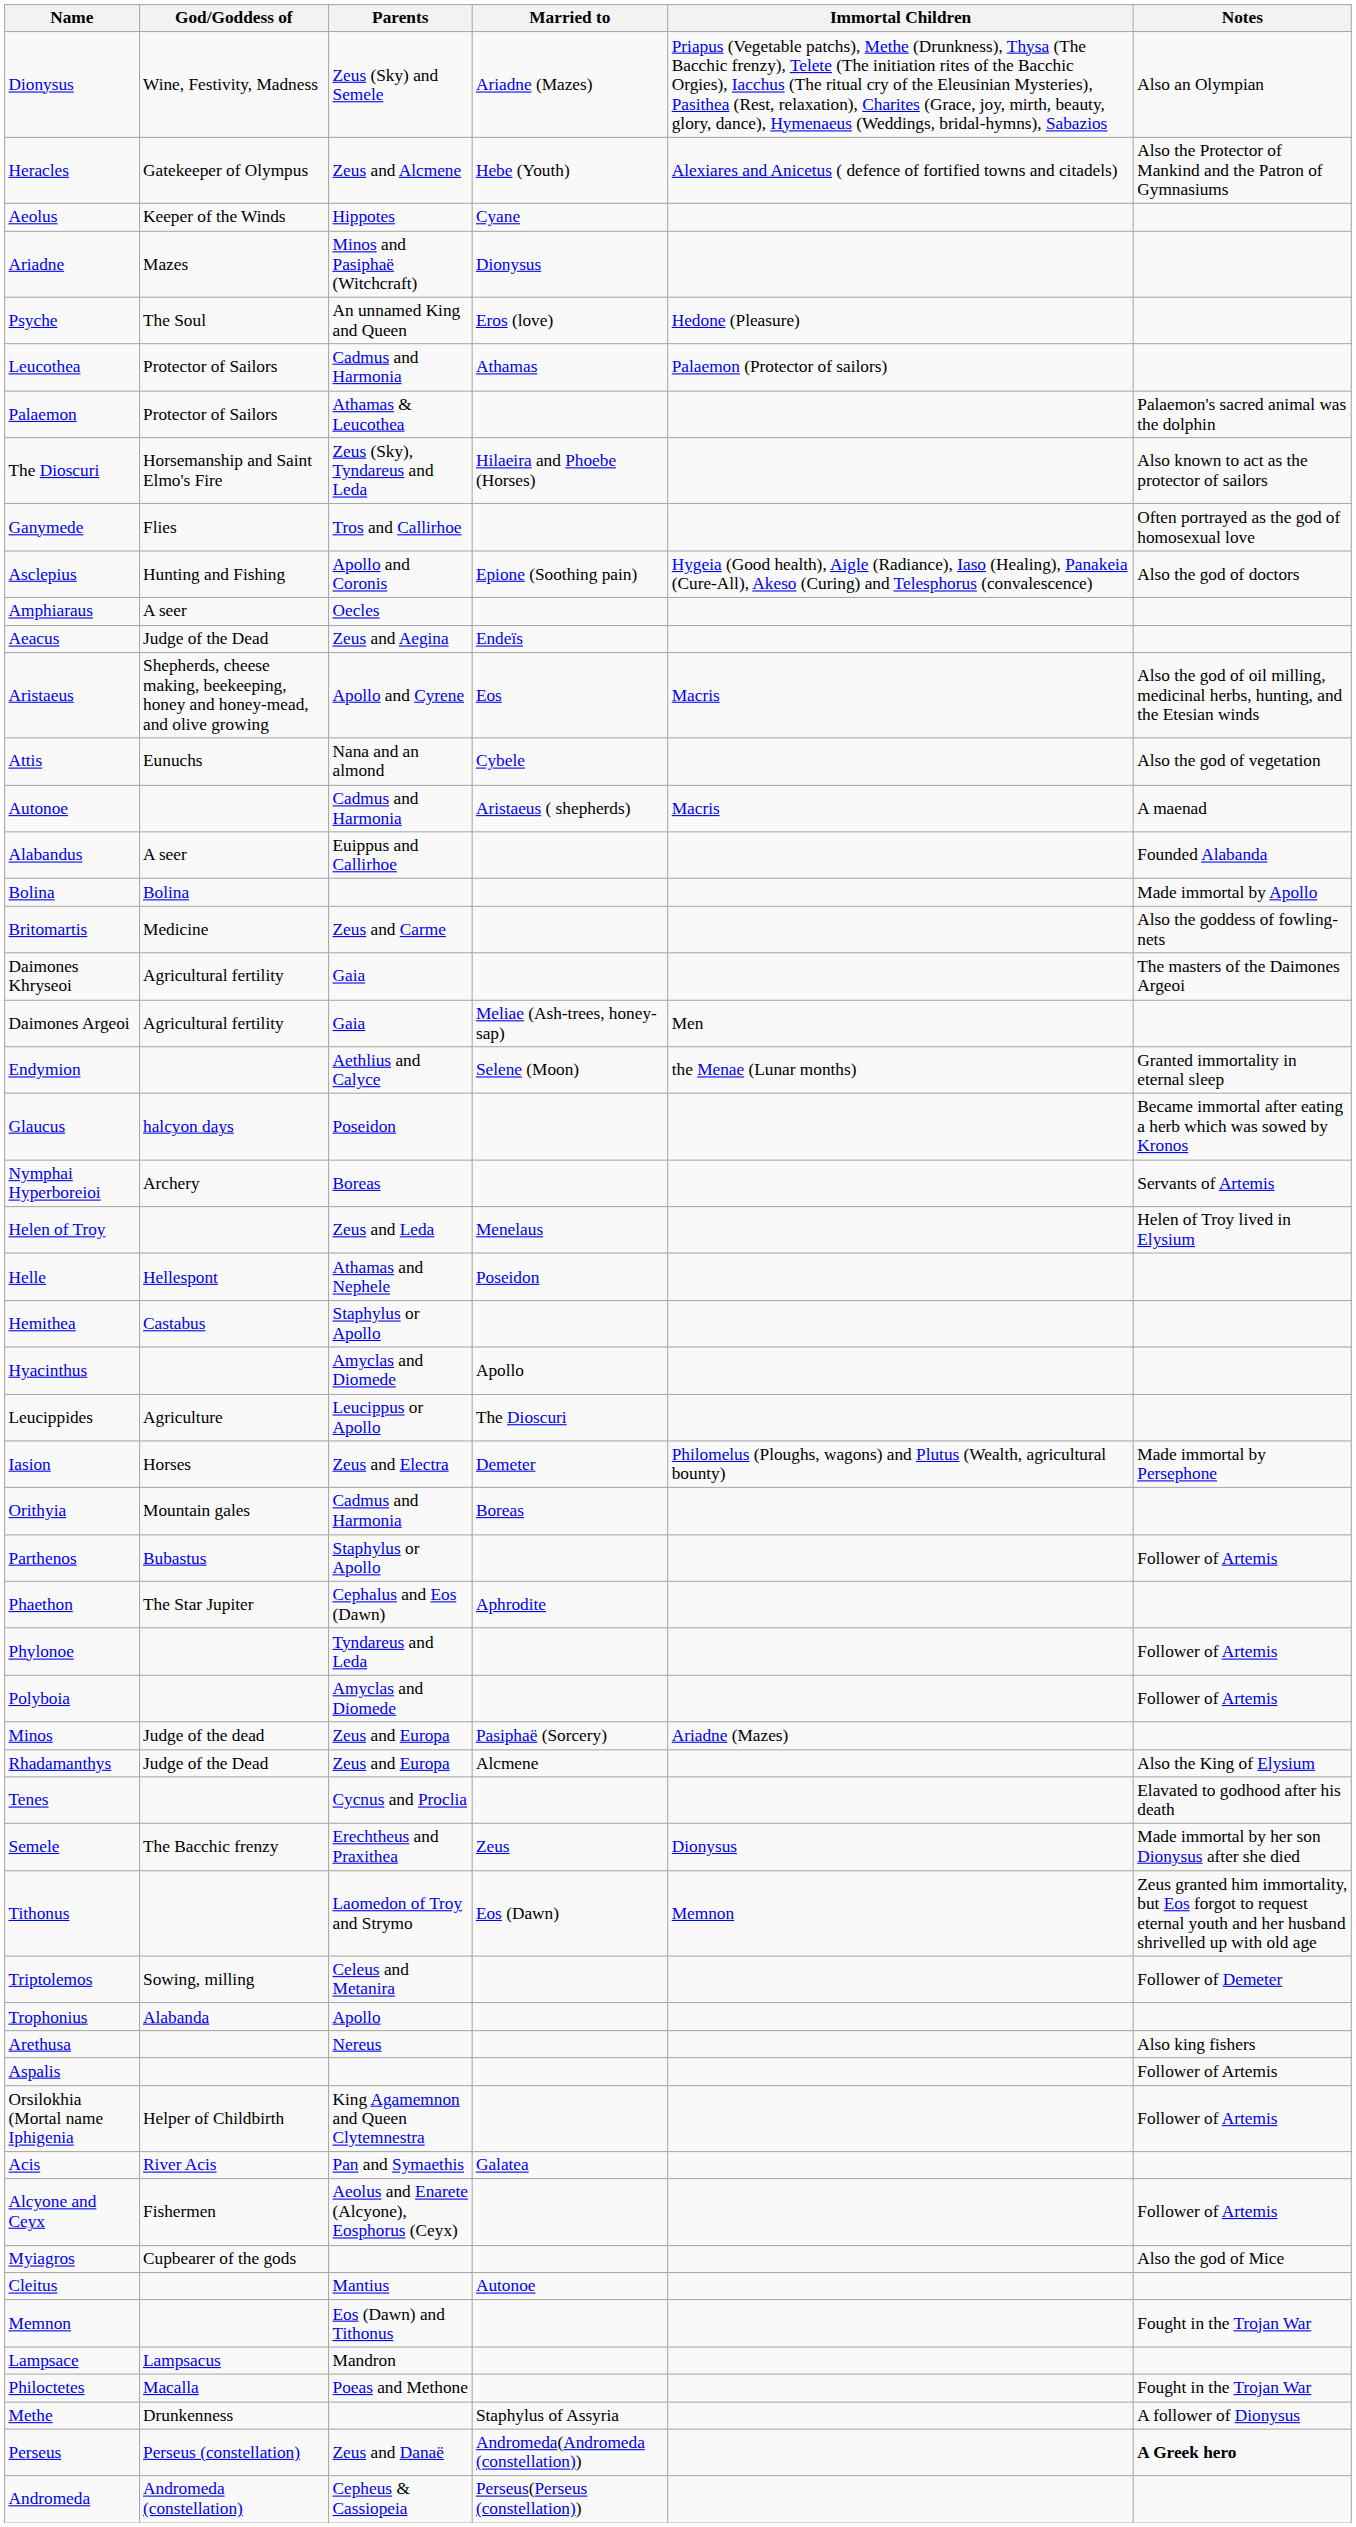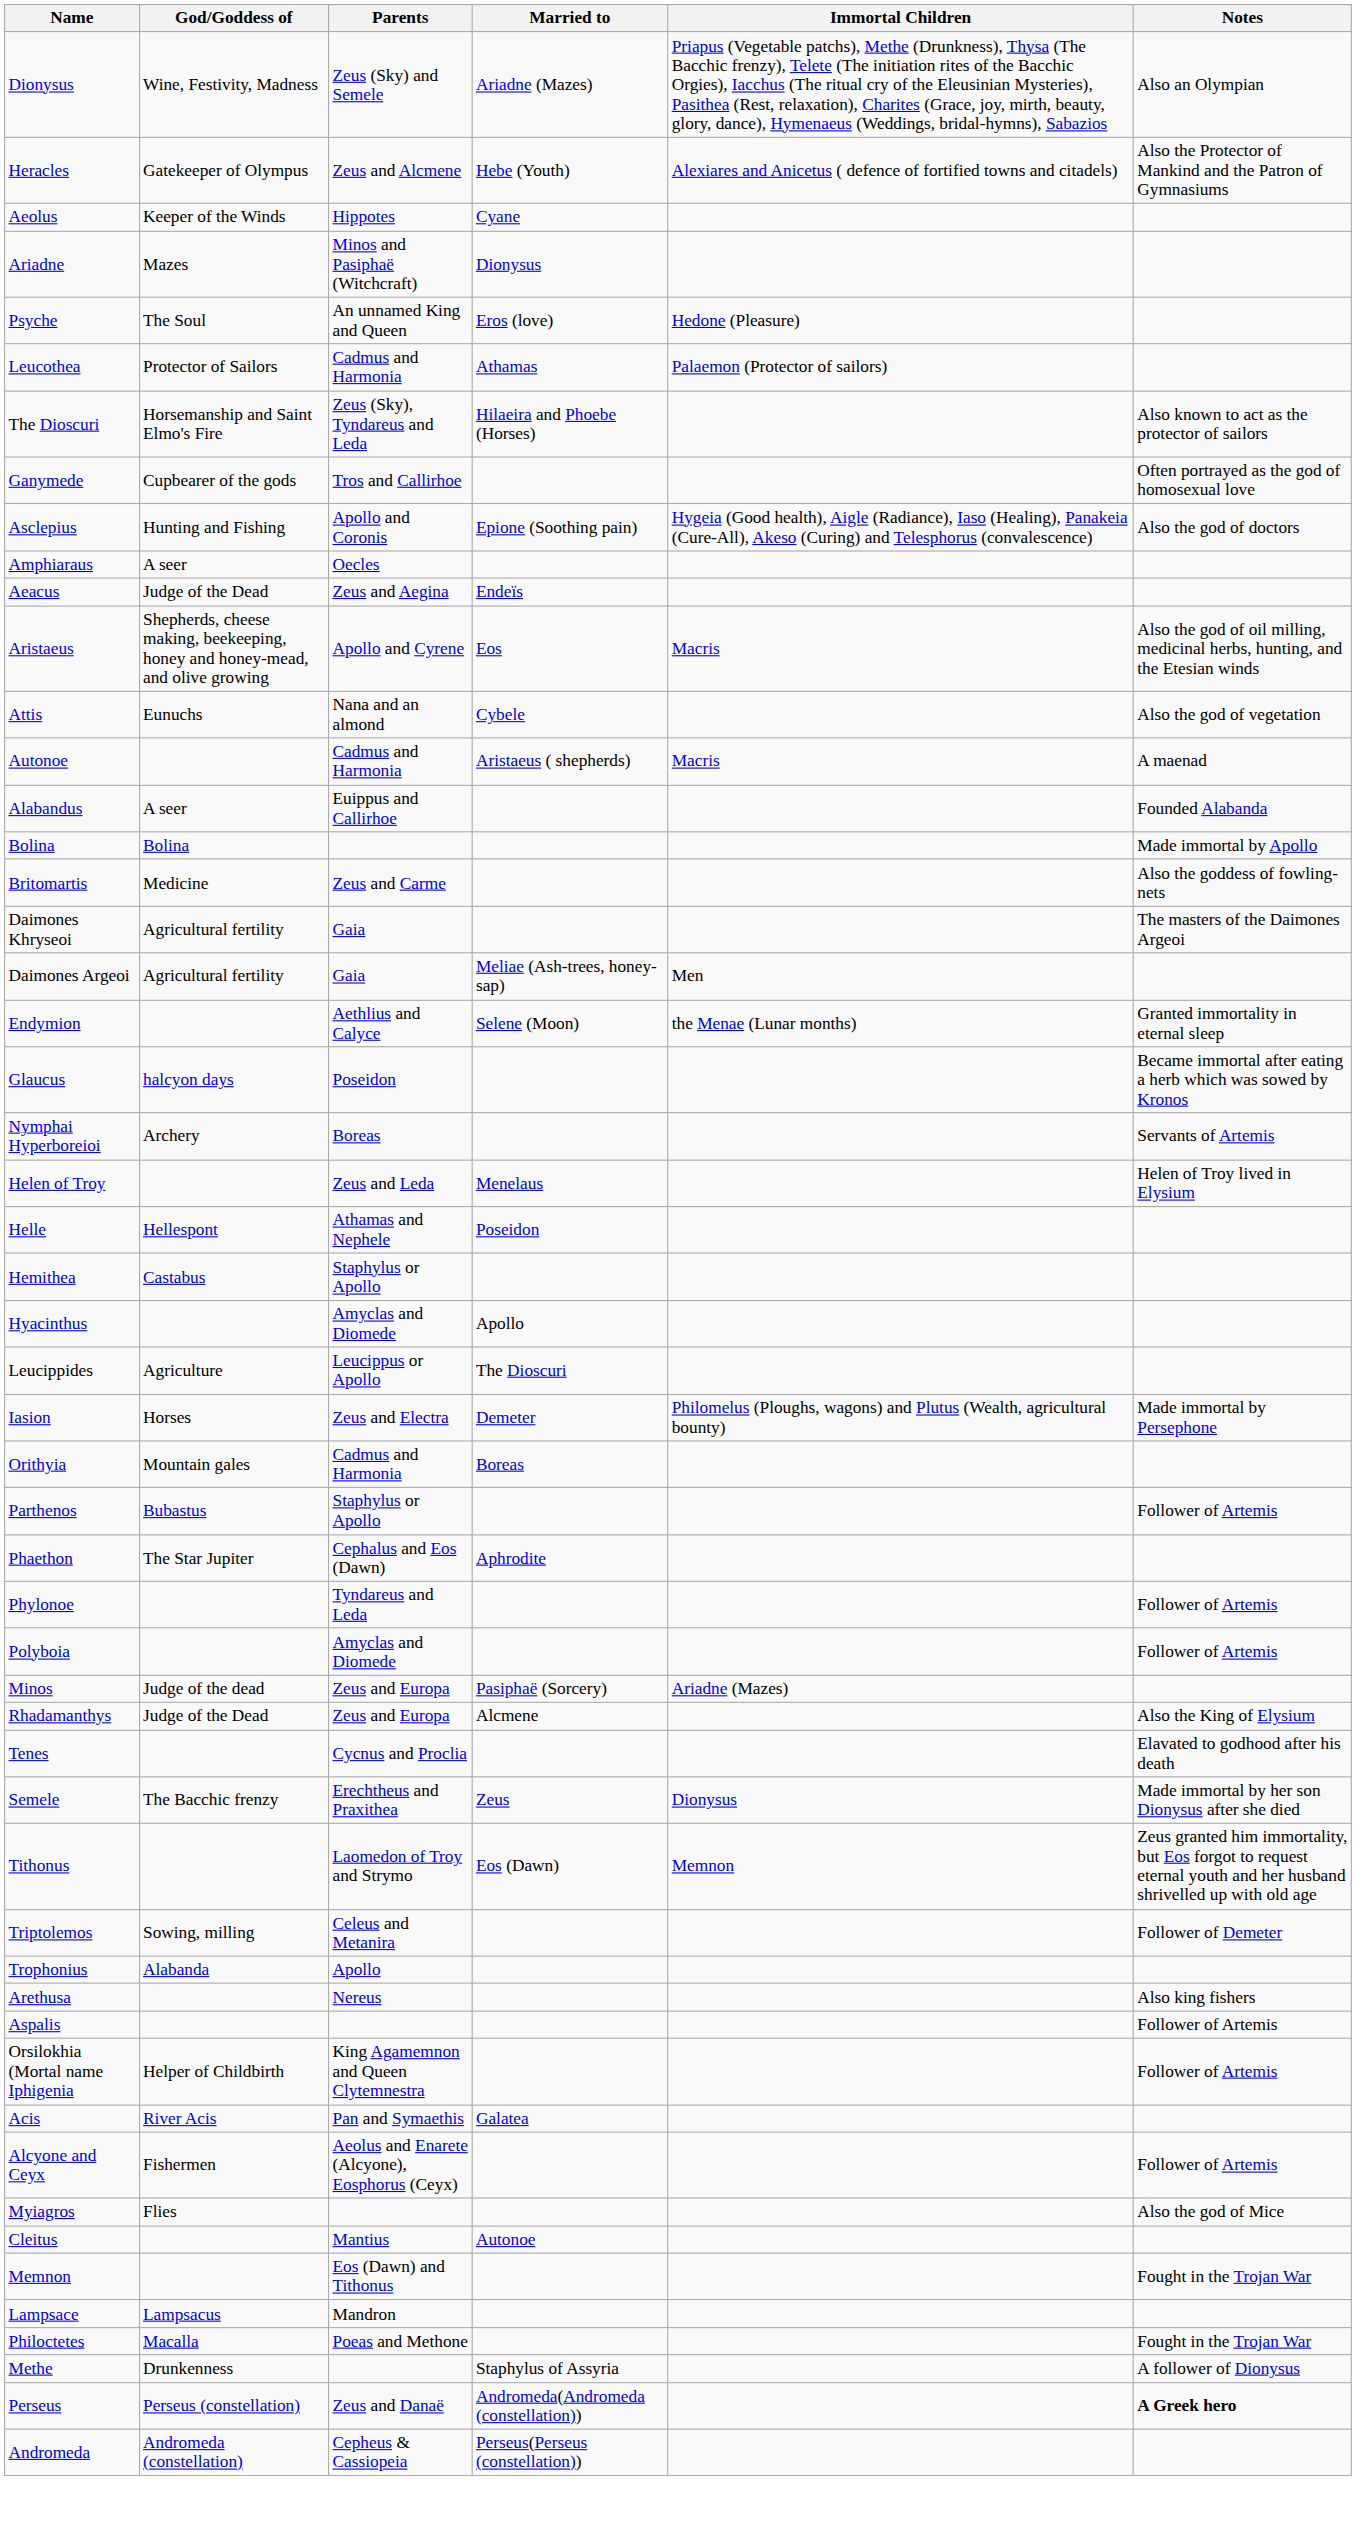- row: (43, 414)
(160, 527) Flies -> (220, 480) Cupbearer of the gods
(220, 2258) Cupbearer of the gods -> (160, 2211) Flies
